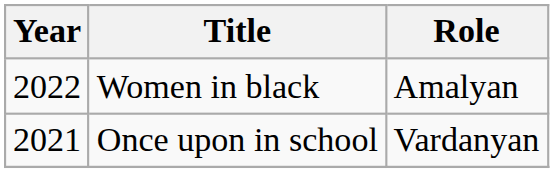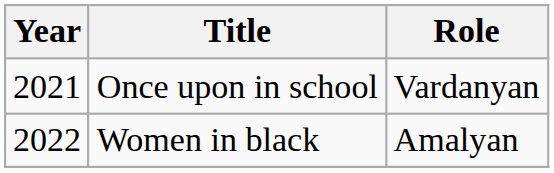rows swapped: (237, 139) <-> (208, 85)
